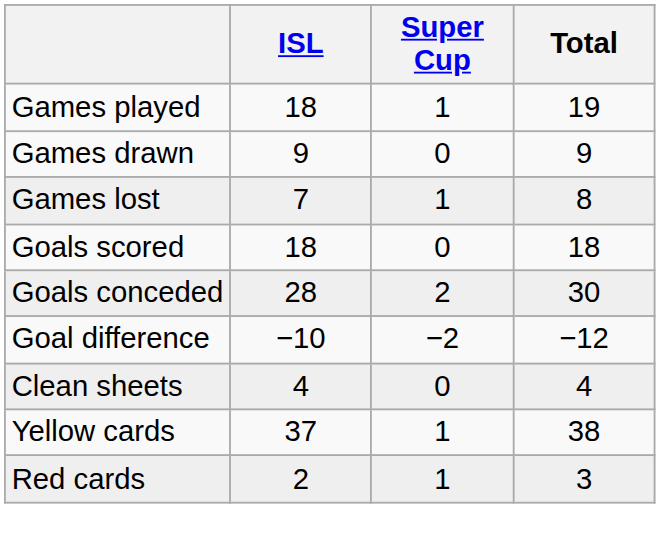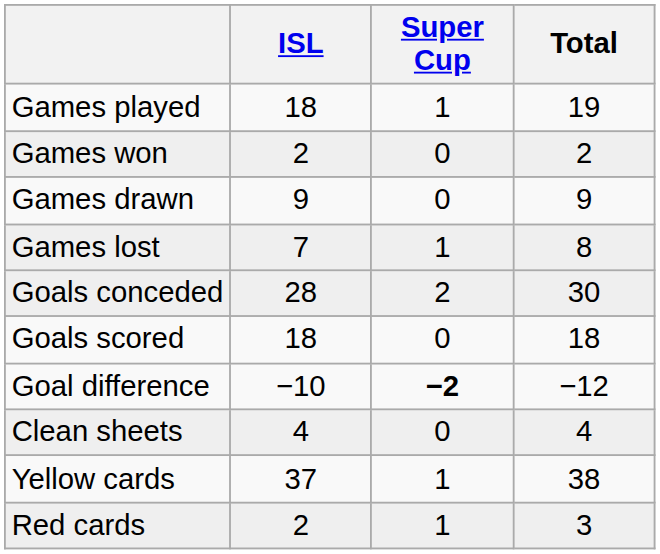+ row: (90, 153)
rows swapped: (98, 246) <-> (117, 292)
(442, 339) normal -> (442, 385) bold
